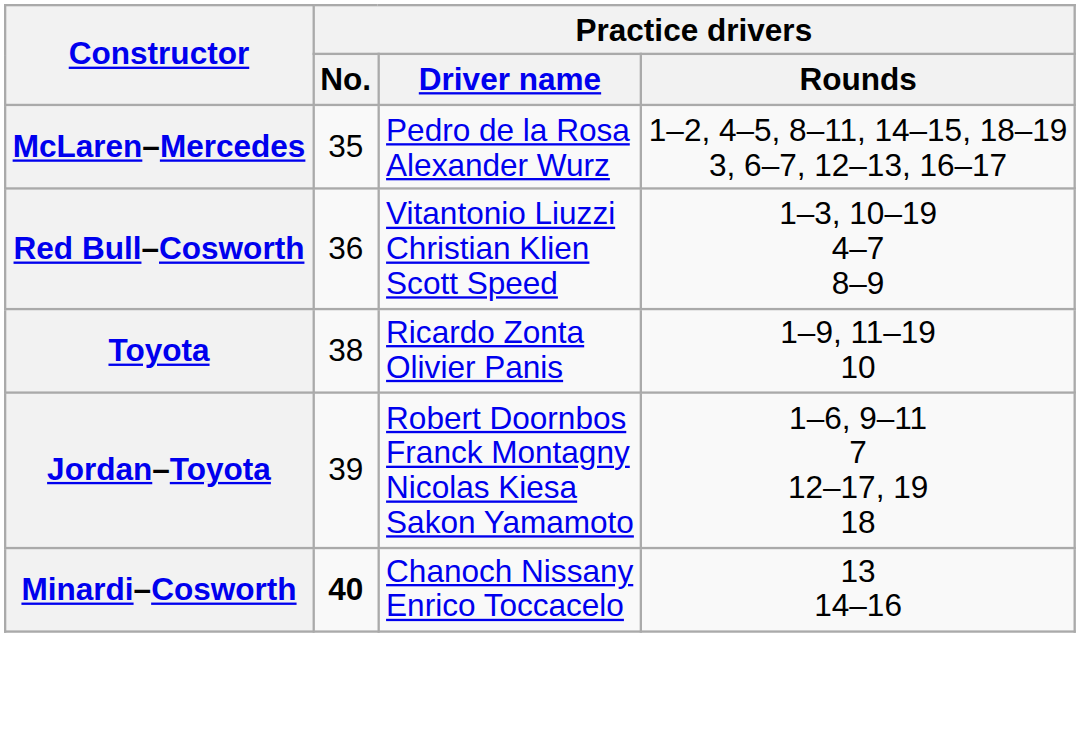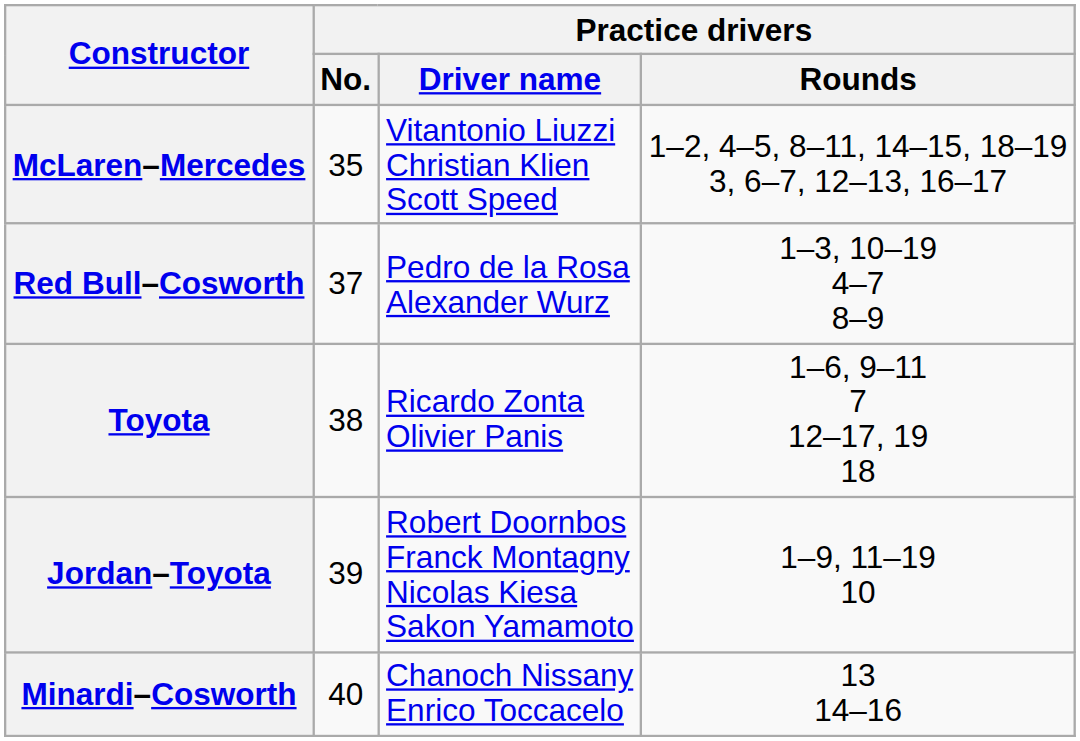(508, 146) Pedro de la Rosa Alexander Wurz -> (501, 164) Vitantonio Liuzzi Christian Klien Scott Speed
(346, 248) 36 -> (346, 283) 37
(501, 248) Vitantonio Liuzzi Christian Klien Scott Speed -> (508, 283) Pedro de la Rosa Alexander Wurz
(858, 350) 1–9, 11–19 10 -> (858, 420) 1–6, 9–11 7 12–17, 19 18
(858, 470) 1–6, 9–11 7 12–17, 19 18 -> (858, 574) 1–9, 11–19 10
(346, 589) bold -> (346, 693) normal
